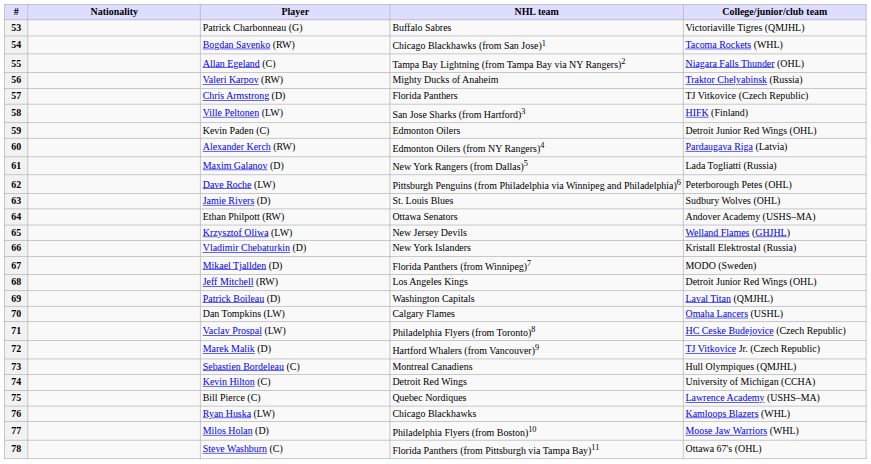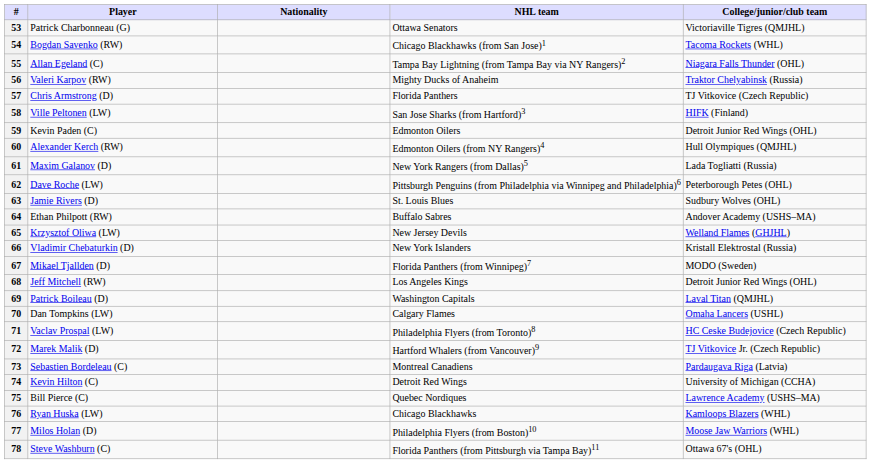columns swapped: (295, 12) <-> (114, 12)
(422, 28) Buffalo Sabres -> (425, 28) Ottawa Senators
(736, 147) Pardaugava Riga (Latvia) -> (741, 147) Hull Olympiques (QMJHL)
(425, 217) Ottawa Senators -> (422, 217) Buffalo Sabres
(741, 366) Hull Olympiques (QMJHL) -> (736, 366) Pardaugava Riga (Latvia)
